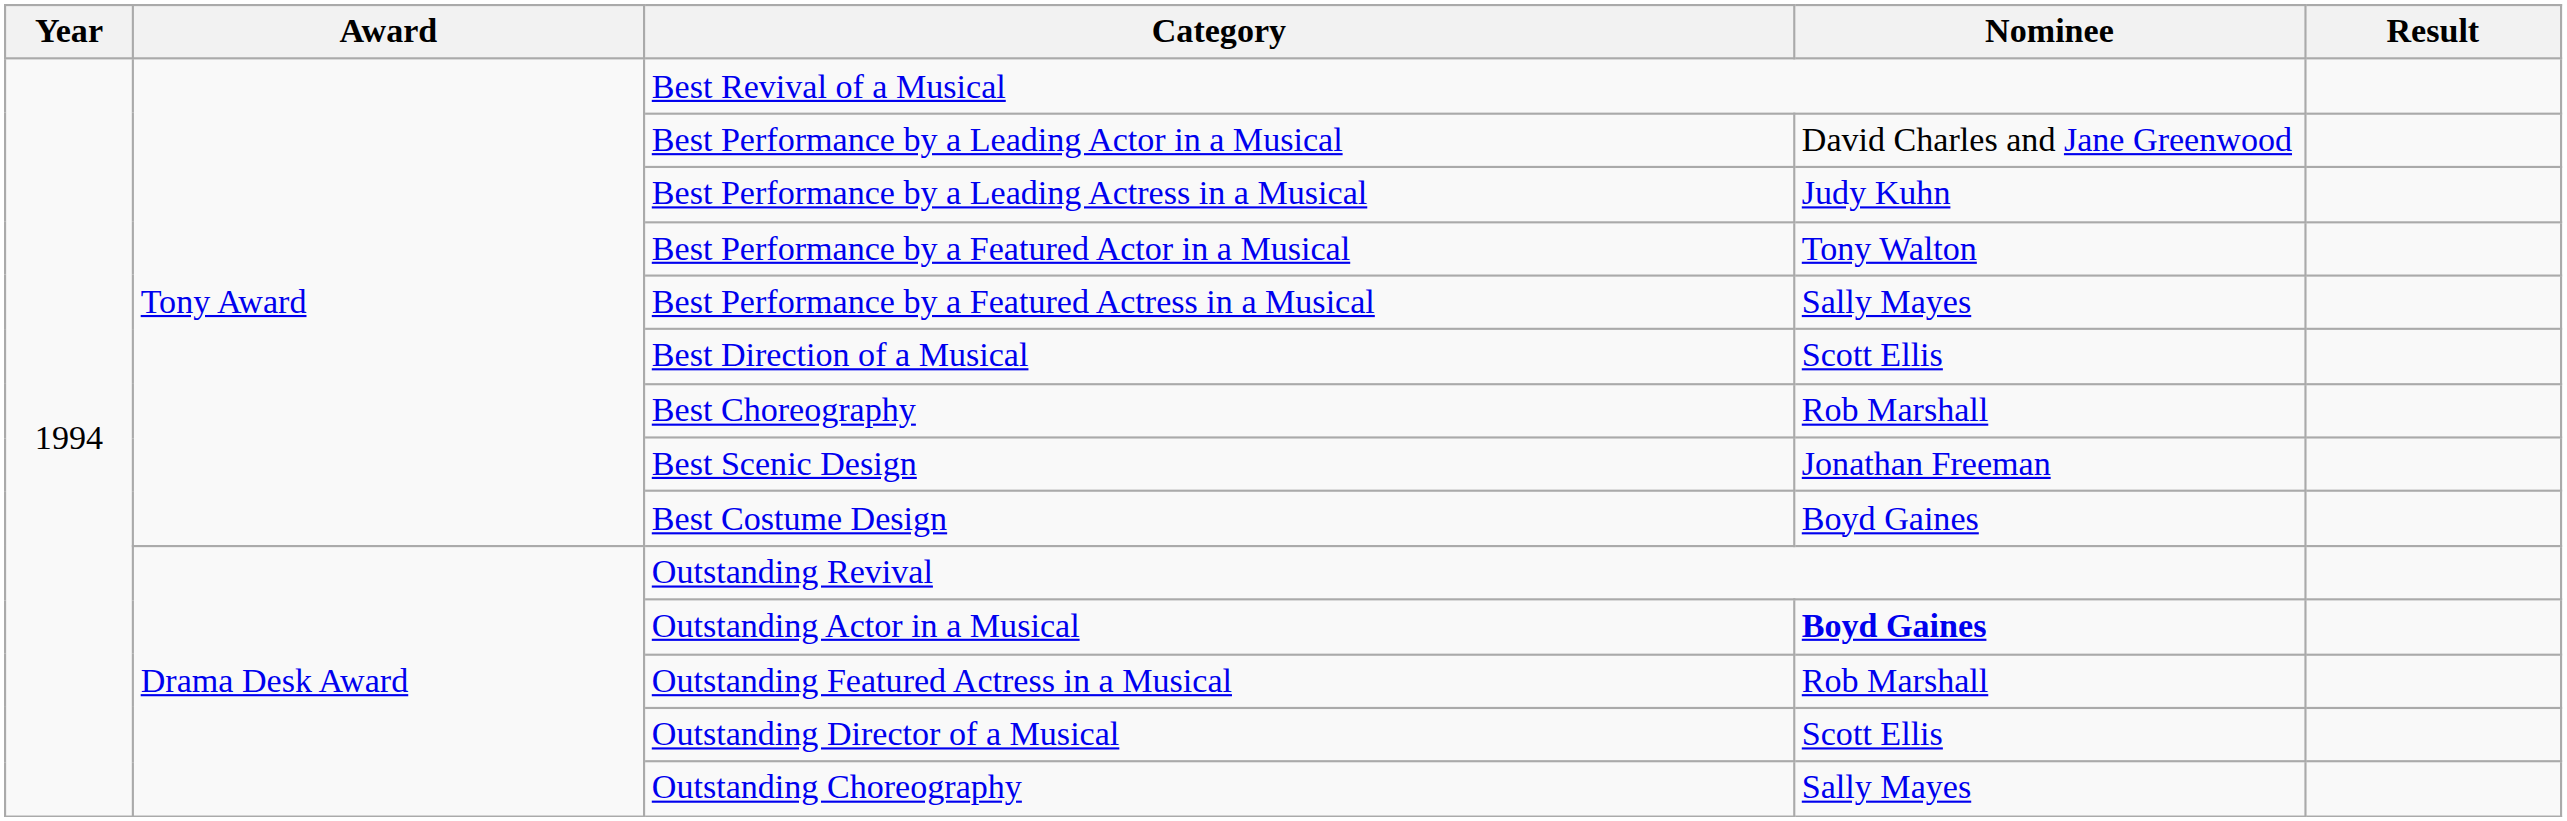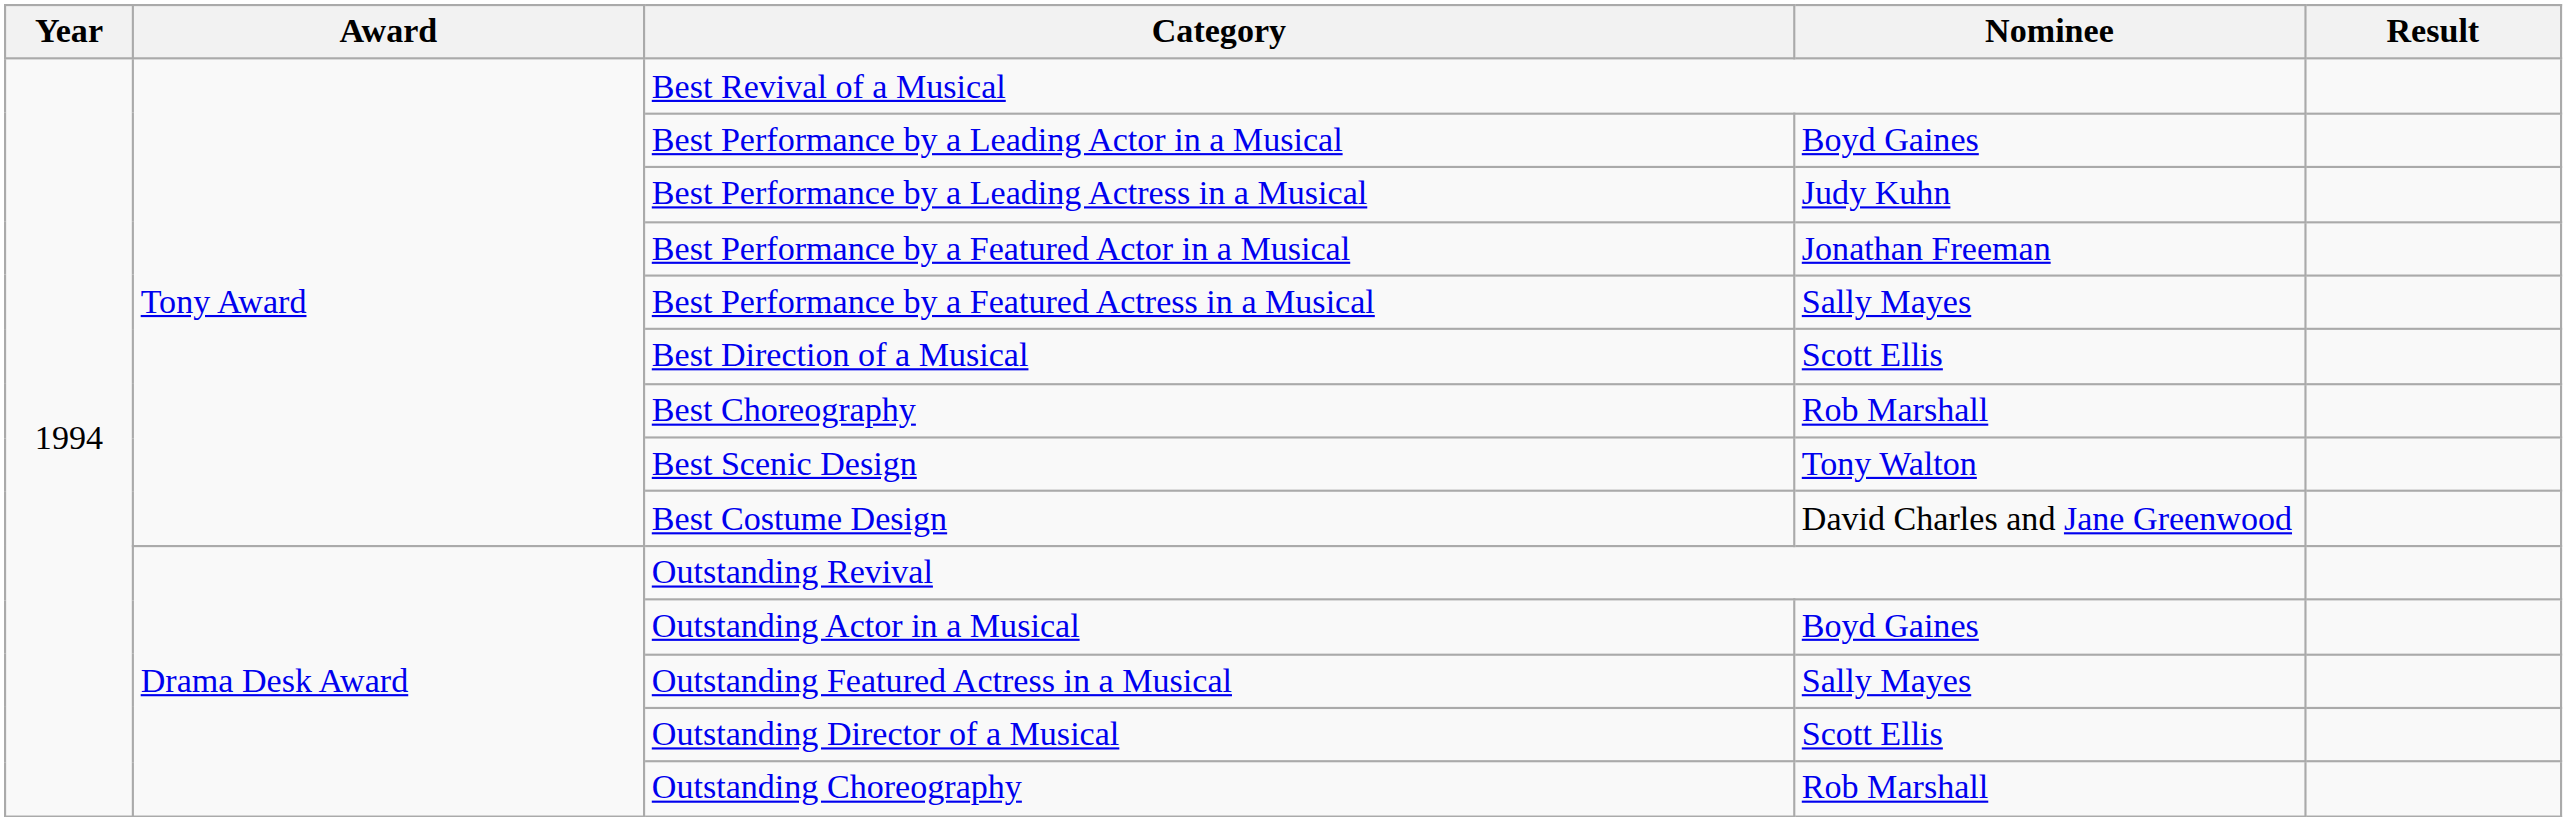(2047, 139) David Charles and Jane Greenwood -> (1890, 139) Boyd Gaines
(1889, 247) Tony Walton -> (1926, 247) Jonathan Freeman
(1926, 463) Jonathan Freeman -> (1889, 463) Tony Walton
(1890, 517) Boyd Gaines -> (2047, 517) David Charles and Jane Greenwood
(1894, 626) bold -> (1890, 626) normal
(1895, 680) Rob Marshall -> (1887, 680) Sally Mayes
(1887, 788) Sally Mayes -> (1895, 788) Rob Marshall
